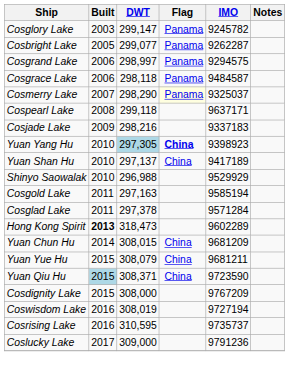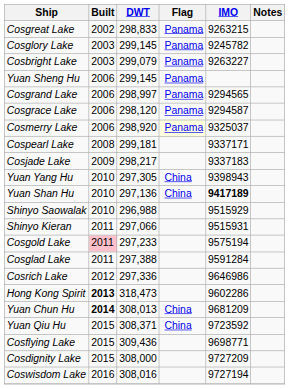+ row: (41, 29)
(138, 29) 299,147 -> (138, 45) 299,145
(103, 45) 2005 -> (103, 62) 2003
(138, 45) 299,077 -> (138, 62) 299,079
(228, 45) 9262287 -> (228, 62) 9263227
+ row: (43, 78)
(228, 62) 9294575 -> (228, 95) 9294565
(138, 78) 298,118 -> (138, 111) 298,120
(228, 78) 9484587 -> (228, 111) 9294587
(103, 95) 2007 -> (103, 128) 2006
(138, 95) 298,290 -> (138, 128) 298,920
(138, 111) 299,118 -> (138, 144) 299,181
(228, 111) 9637171 -> (228, 144) 9337171
(138, 128) 298,216 -> (138, 161) 298,217
(138, 144) lightblue background -> (138, 177) no background
(178, 144) bold -> (177, 177) normal
(228, 144) 9398923 -> (228, 177) 9398943
(138, 161) 297,137 -> (138, 194) 297,136
(228, 161) normal -> (228, 194) bold
(228, 177) 9529929 -> (228, 210) 9515929
+ row: (39, 227)
(102, 194) no background -> (102, 243) pink background
(138, 194) 297,163 -> (138, 243) 297,233
(228, 194) 9585194 -> (228, 243) 9575194
(138, 210) 297,378 -> (138, 260) 297,388
(228, 210) 9571284 -> (228, 260) 9591284
+ row: (37, 276)
(228, 227) 9602289 -> (228, 293) 9602286
(103, 243) normal -> (103, 309) bold
(138, 243) 308,015 -> (138, 309) 308,013
- row: (37, 260)
(103, 276) lightblue background -> (103, 326) no background
(228, 276) 9723590 -> (228, 326) 9723592
+ row: (41, 342)
(228, 293) 9767209 -> (228, 359) 9727209
(138, 309) 308,019 -> (138, 375) 308,016
- row: (41, 326)
- row: (41, 342)
